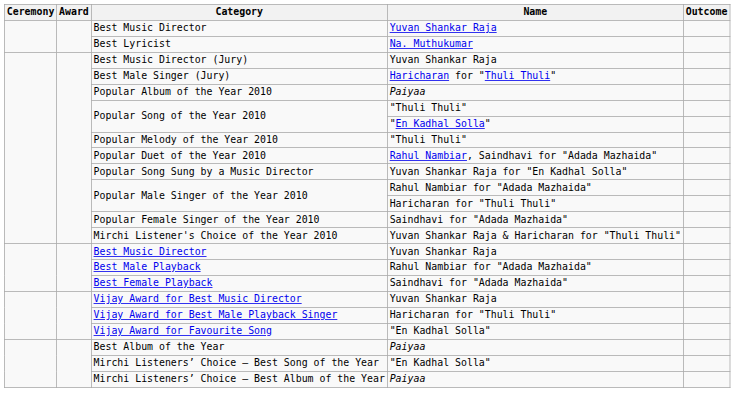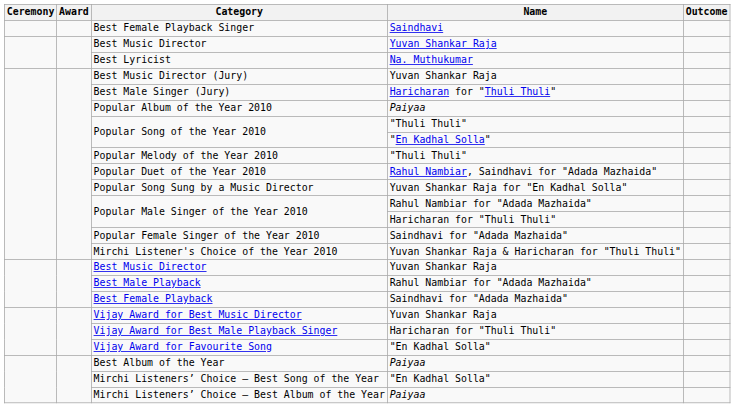+ row: (174, 29)
